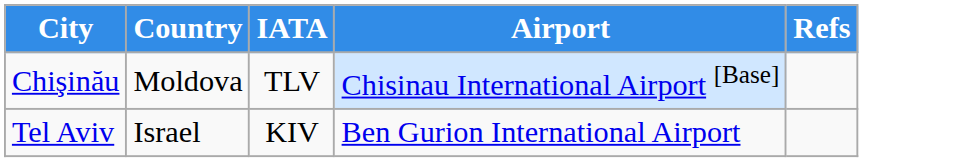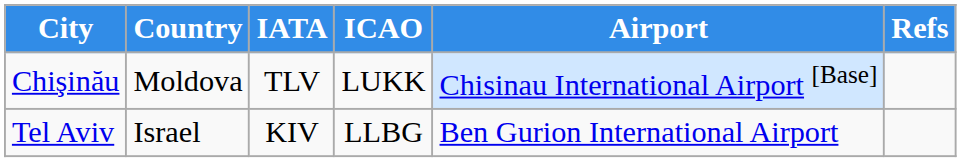+ column: (384, 28)
